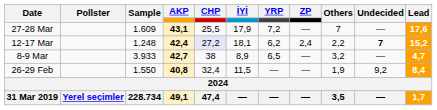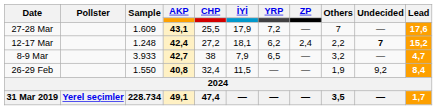(211, 42) lavender background -> (211, 42) no background
(242, 56) 8,9 -> (242, 56) 7,9
